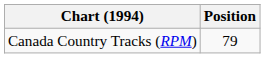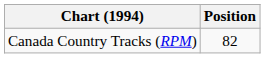(230, 40) 79 -> (230, 40) 82
